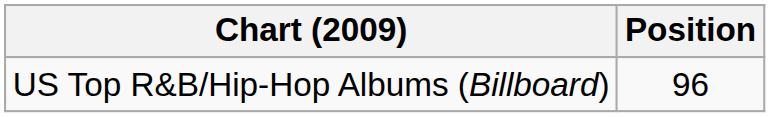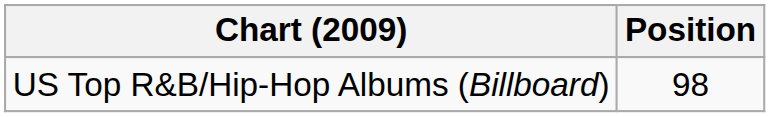(691, 83) 96 -> (691, 83) 98
